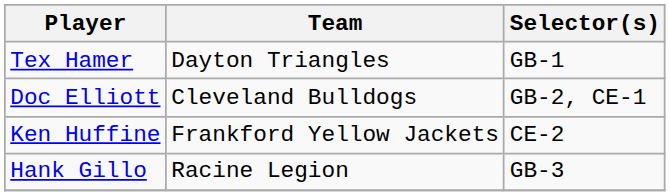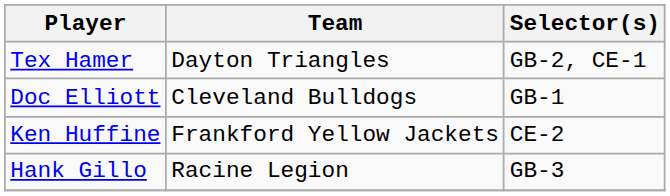(537, 60) GB-1 -> (578, 60) GB-2, CE-1
(578, 98) GB-2, CE-1 -> (537, 98) GB-1
